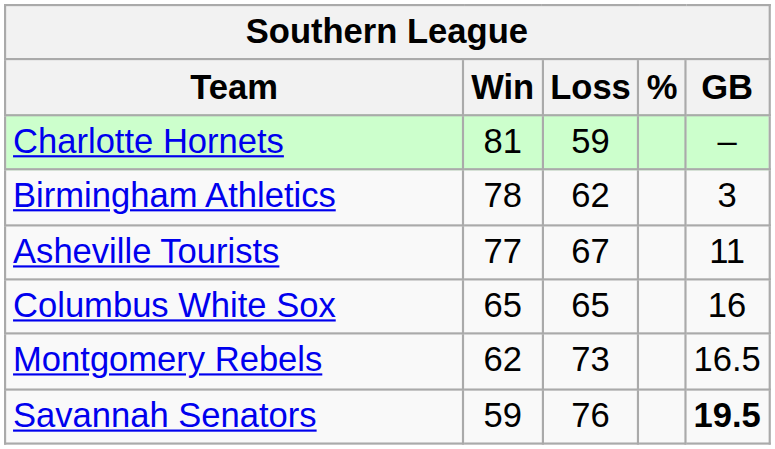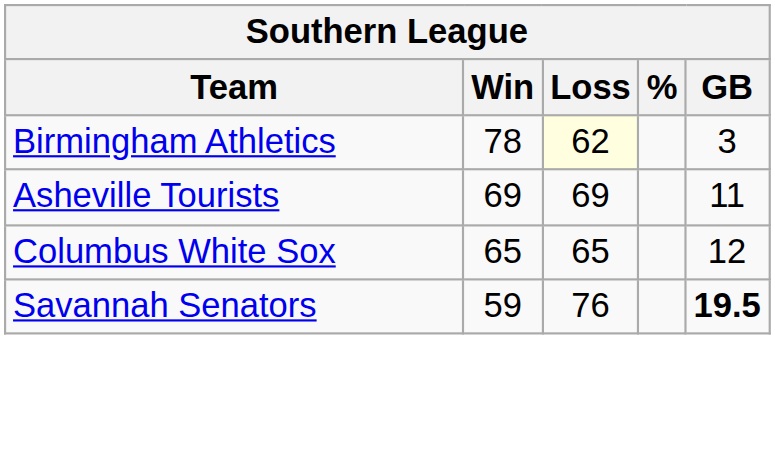- row: (148, 141)
(590, 196) no background -> (590, 141) lightyellow background
(503, 251) 77 -> (503, 196) 69
(590, 251) 67 -> (590, 196) 69
(727, 305) 16 -> (727, 251) 12
- row: (168, 360)
